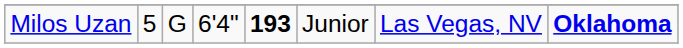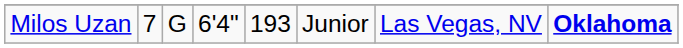(150, 23) 5 -> (150, 23) 7
(270, 23) bold -> (270, 23) normal
